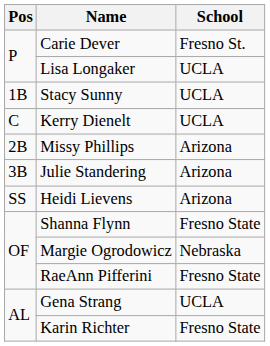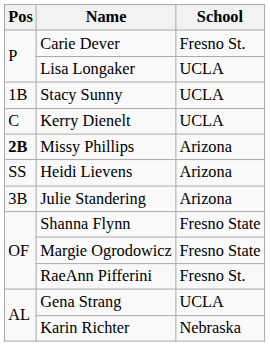(18, 146) normal -> (18, 146) bold
rows swapped: (93, 172) <-> (86, 198)
(210, 250) Nebraska -> (220, 250) Fresno State
(220, 276) Fresno State -> (212, 276) Fresno St.
(220, 328) Fresno State -> (210, 328) Nebraska
